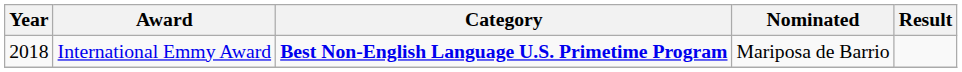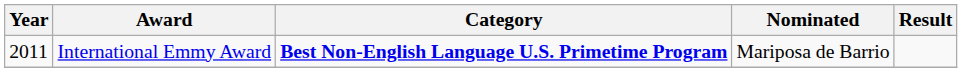(29, 51) 2018 -> (28, 51) 2011
